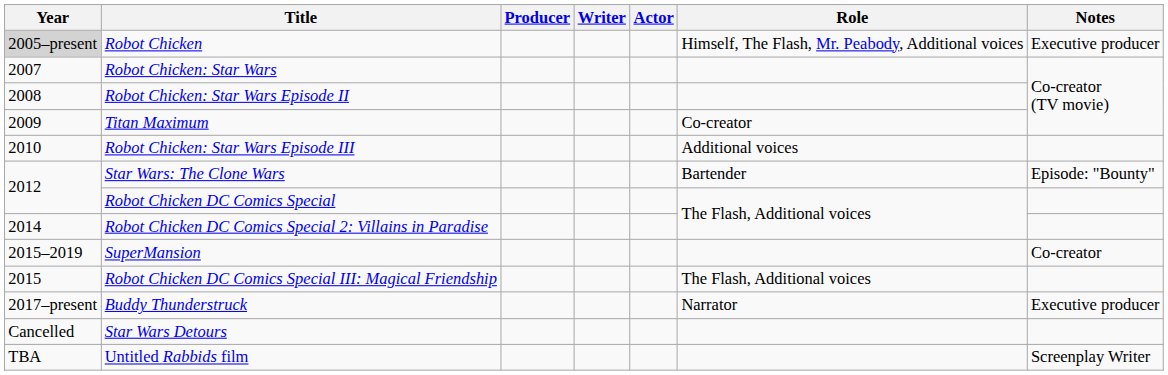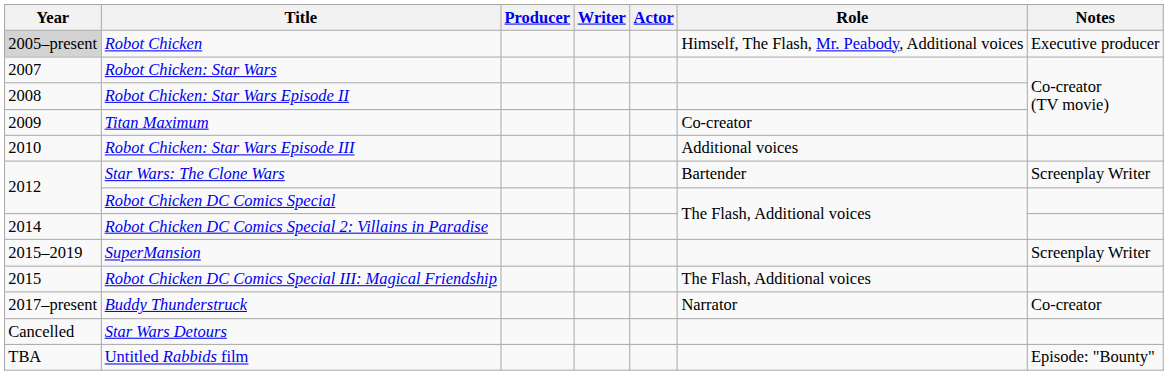(1093, 174) Episode: "Bounty" -> (1091, 174) Screenplay Writer
(1066, 252) Co-creator -> (1091, 252) Screenplay Writer
(1095, 305) Executive producer -> (1066, 305) Co-creator
(1091, 357) Screenplay Writer -> (1093, 357) Episode: "Bounty"
